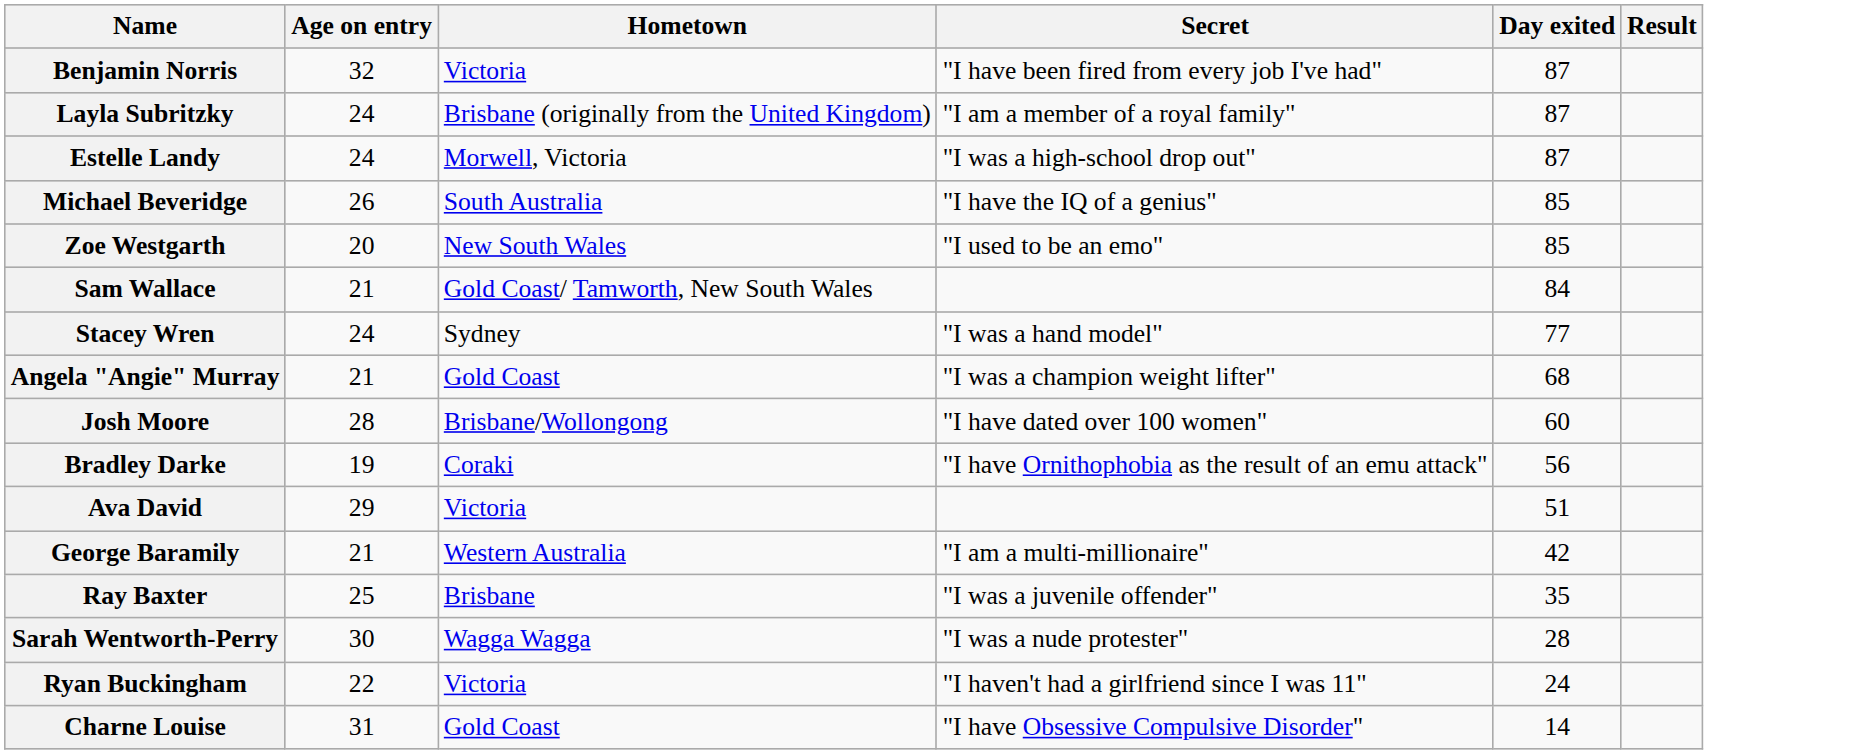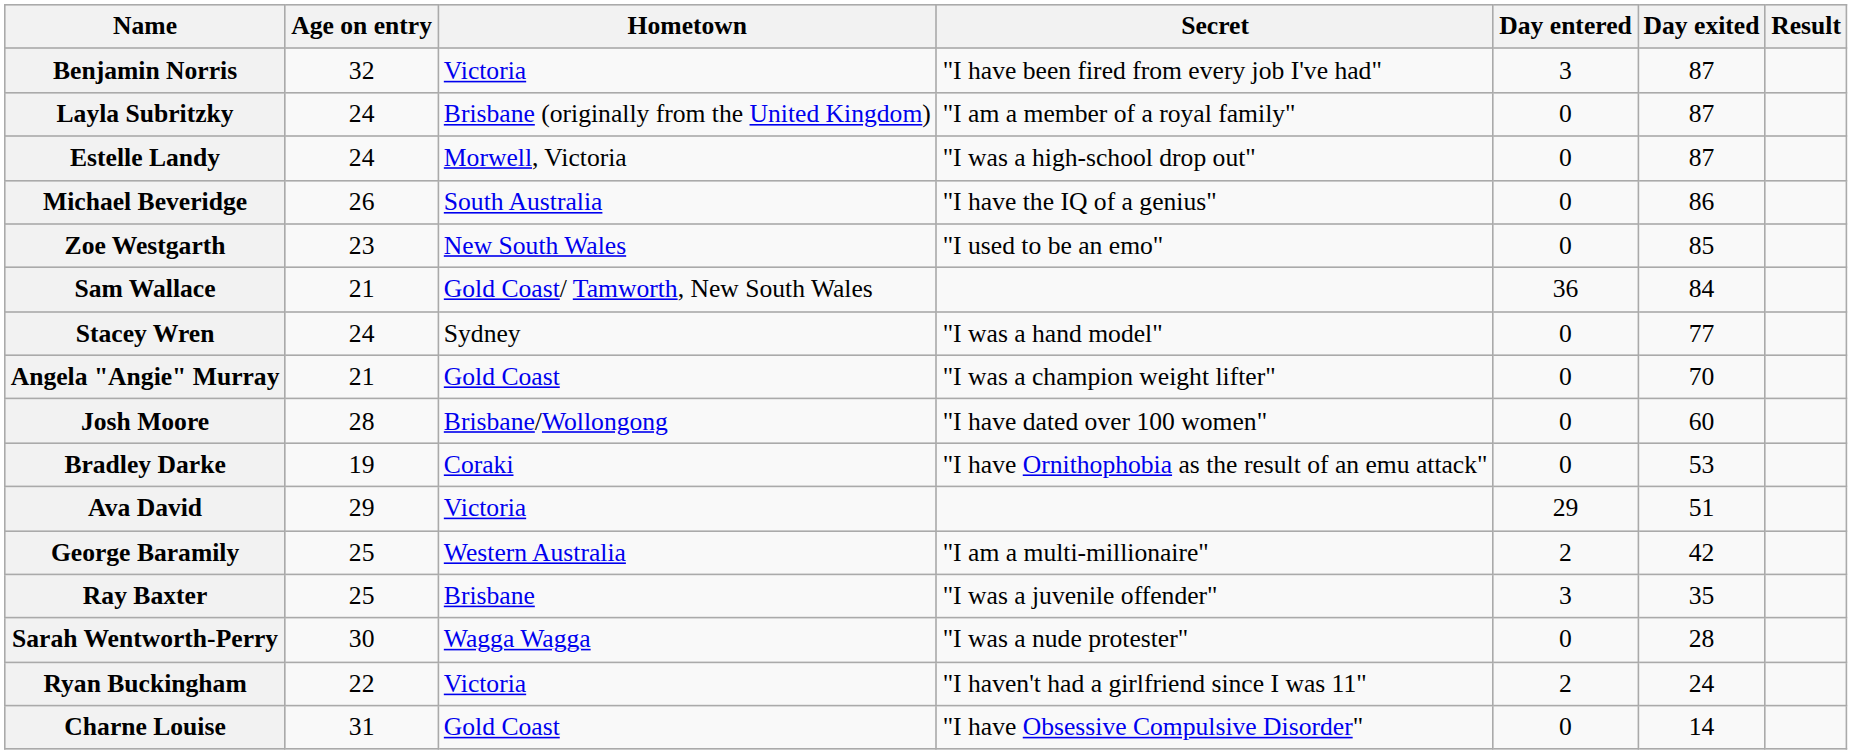+ column: (1566, 26)
(1557, 201) 85 -> (1702, 201) 86
(362, 245) 20 -> (362, 245) 23
(1557, 376) 68 -> (1702, 376) 70
(1557, 464) 56 -> (1702, 464) 53
(362, 552) 21 -> (362, 552) 25
